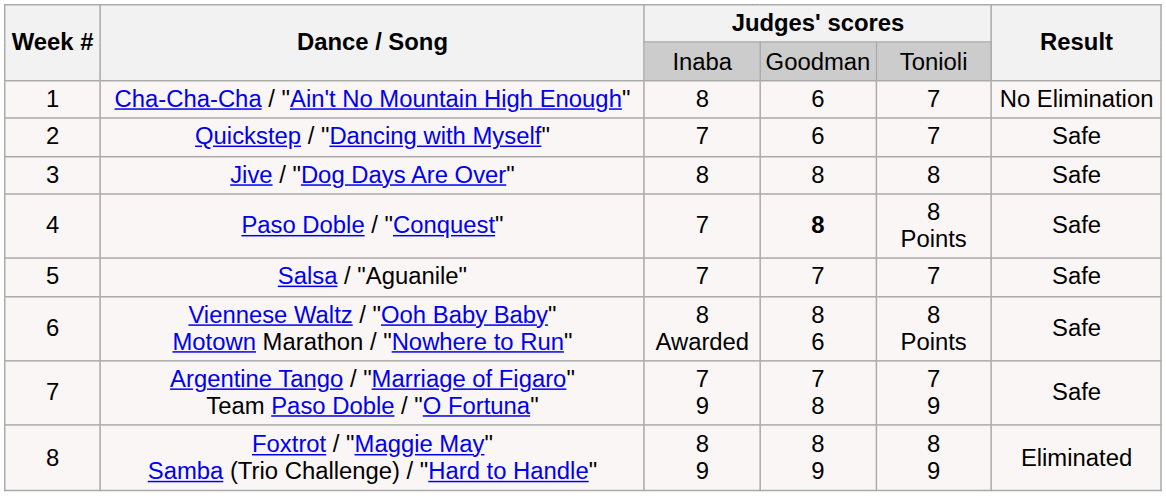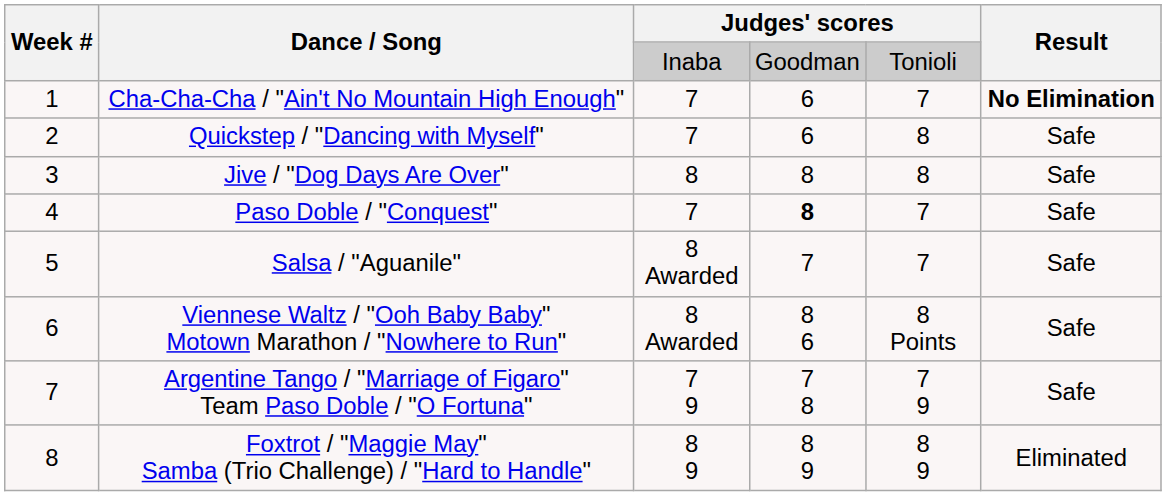(702, 99) 8 -> (692, 99) 7
(1077, 99) normal -> (1071, 99) bold
(934, 136) 7 -> (923, 136) 8
(934, 225) 8 Points -> (923, 212) 7
(702, 277) 7 -> (692, 263) 8 Awarded
